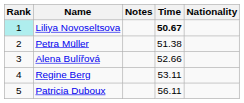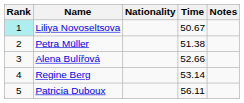columns swapped: (212, 12) <-> (139, 12)
(169, 28) bold -> (193, 28) normal
(169, 75) 53.11 -> (193, 75) 53.14
